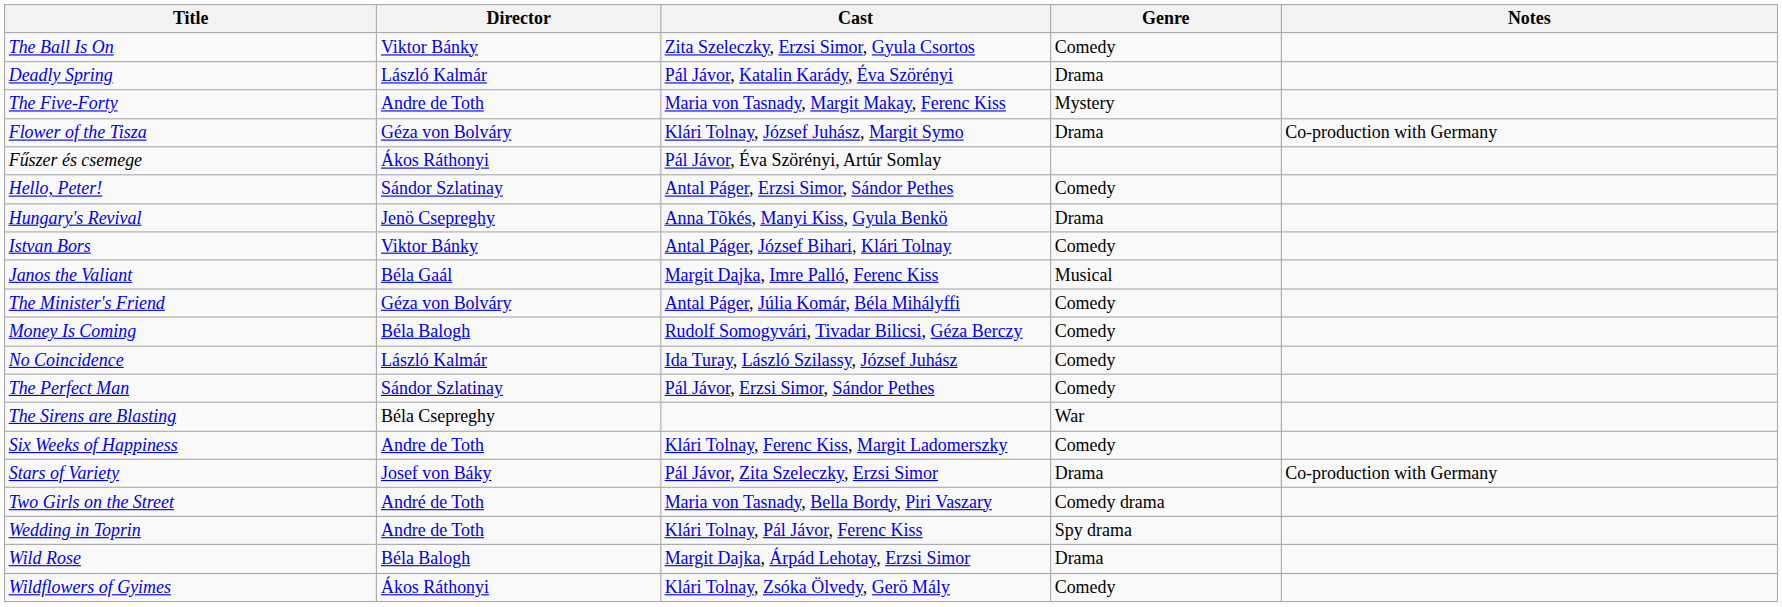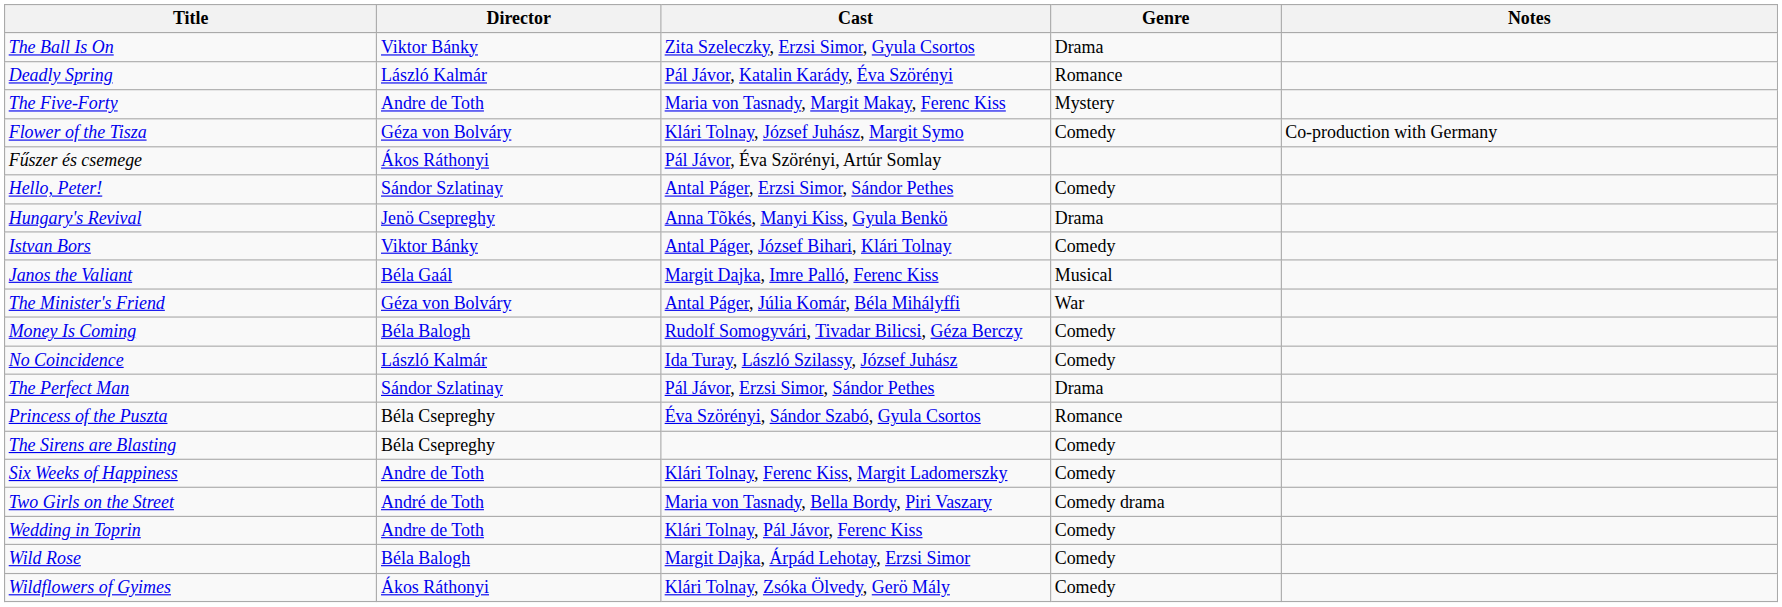(1085, 47) Comedy -> (1079, 47) Drama
(1079, 75) Drama -> (1089, 75) Romance
(1079, 132) Drama -> (1085, 132) Comedy
(1085, 302) Comedy -> (1069, 302) War
(1085, 388) Comedy -> (1079, 388) Drama
+ row: (88, 416)
(1069, 416) War -> (1085, 445) Comedy
- row: (64, 473)
(1093, 530) Spy drama -> (1085, 530) Comedy
(1079, 558) Drama -> (1085, 558) Comedy
